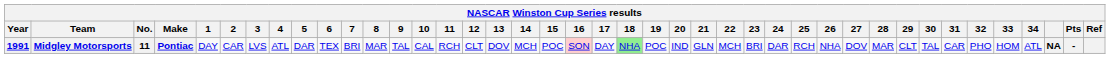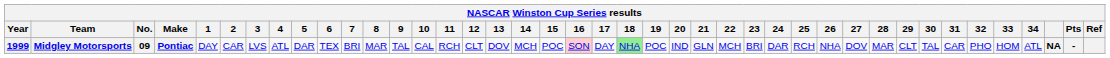(18, 45) 1991 -> (18, 45) 1999
(145, 45) 11 -> (145, 45) 09
